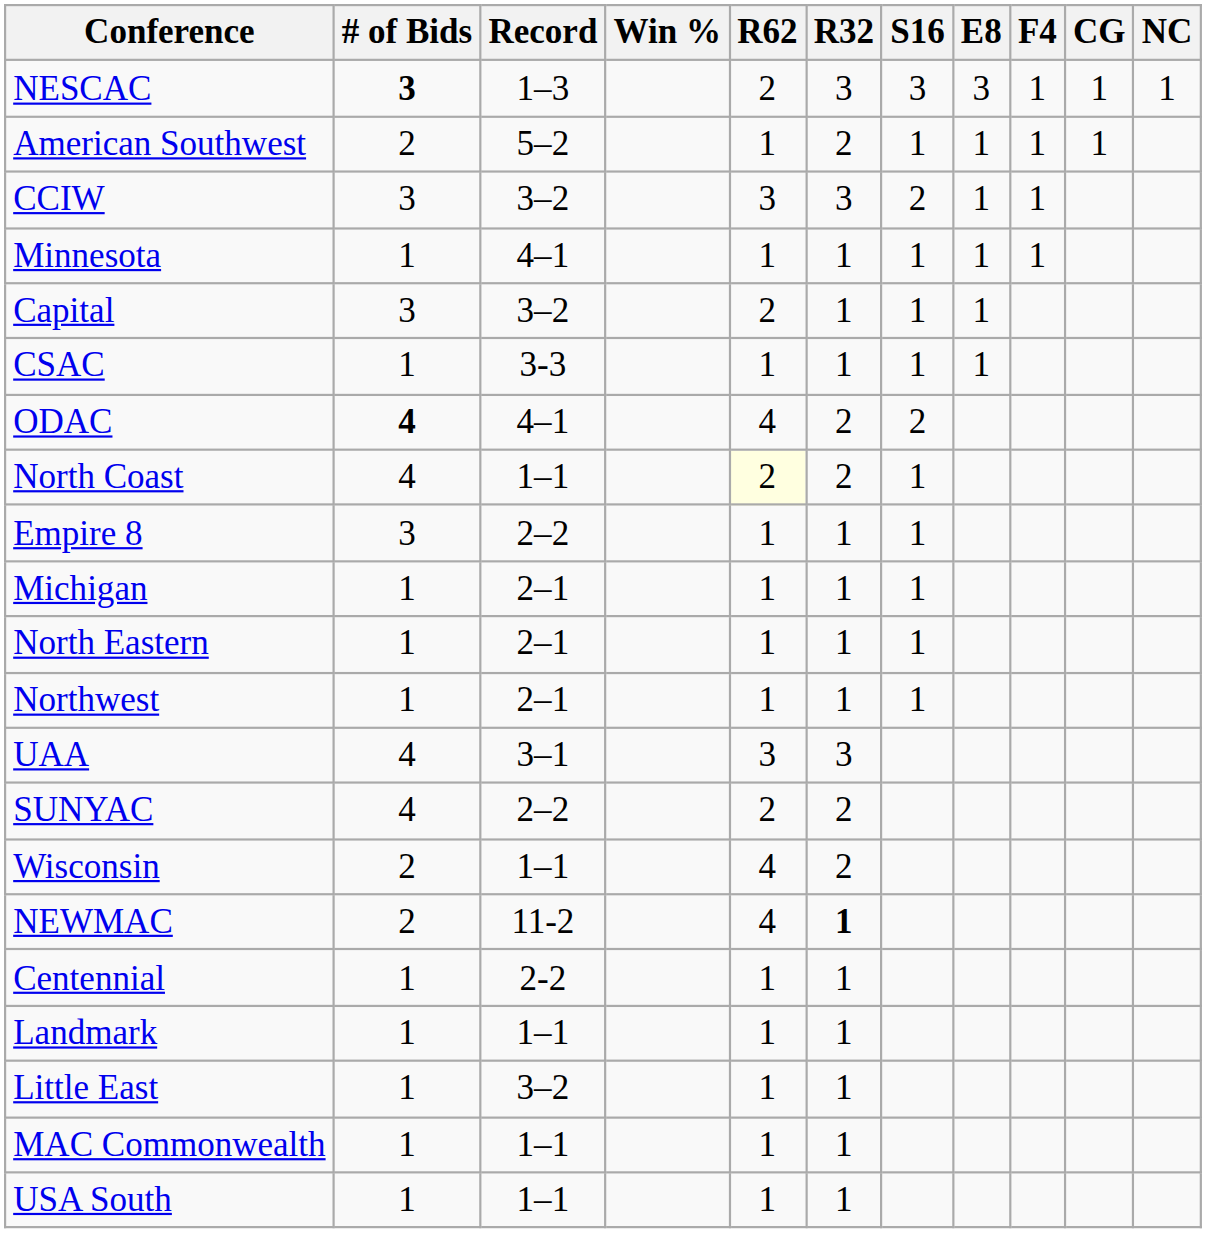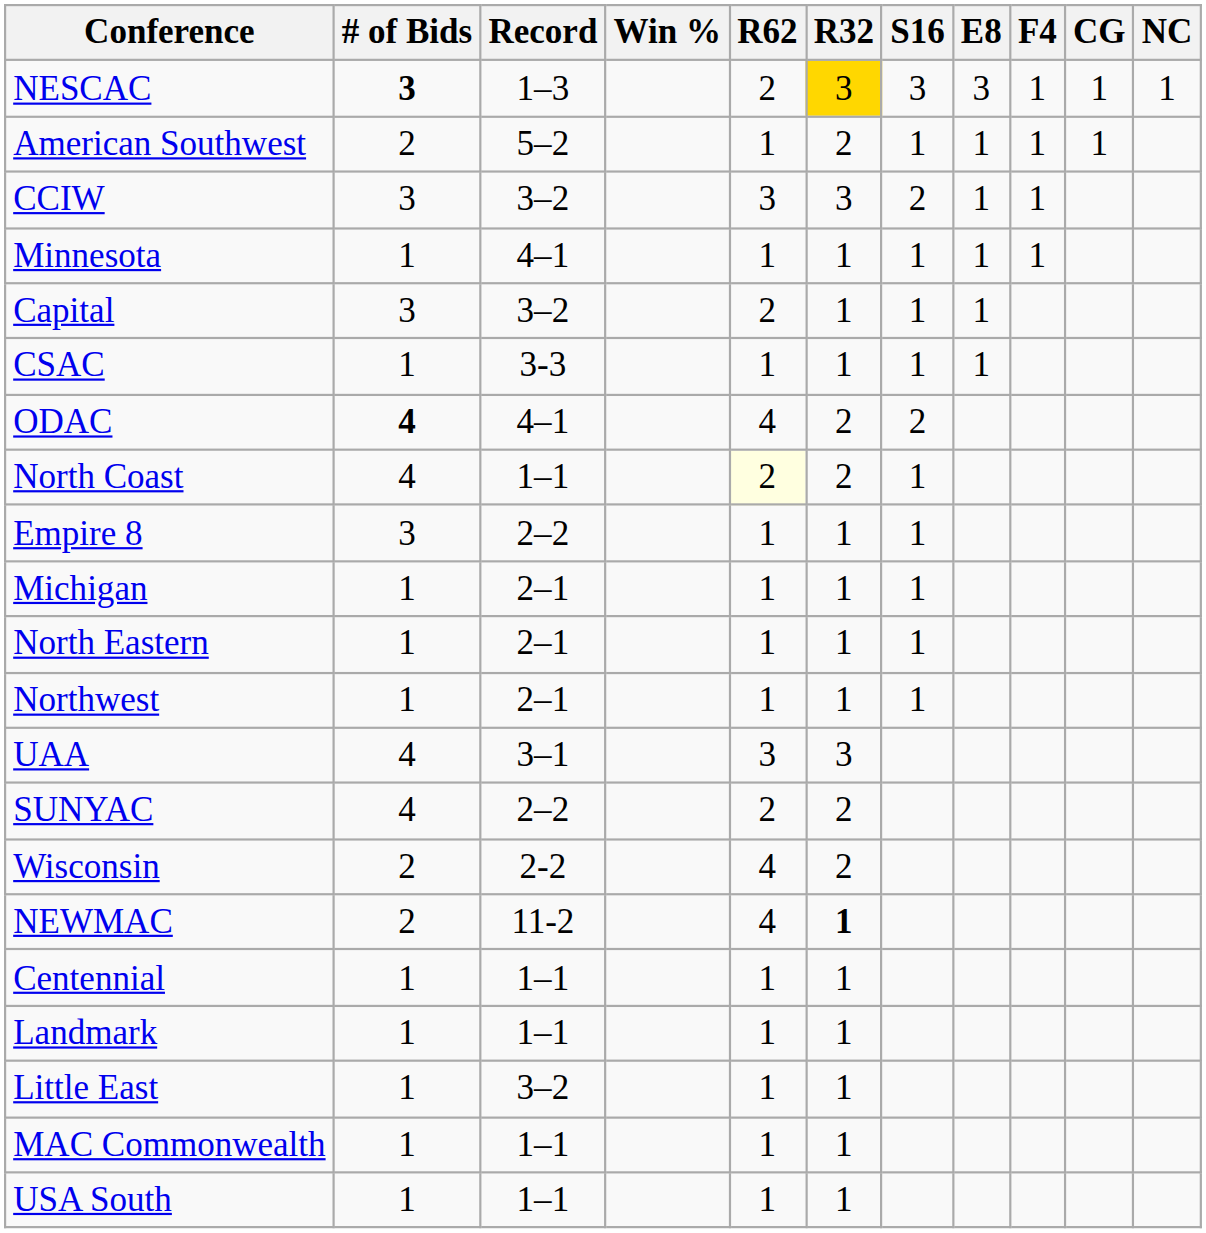(844, 87) no background -> (844, 87) gold background
(543, 865) 1–1 -> (543, 865) 2-2
(543, 976) 2-2 -> (543, 976) 1–1
